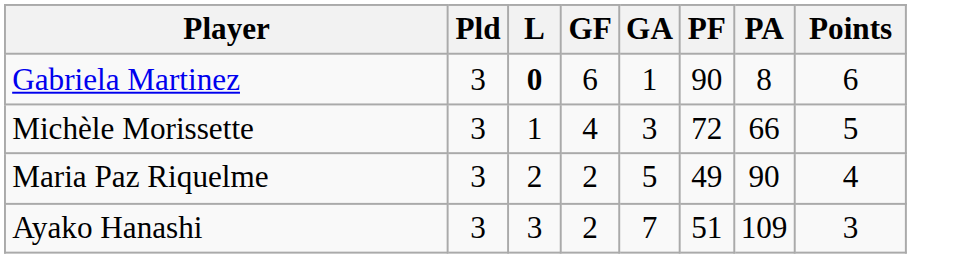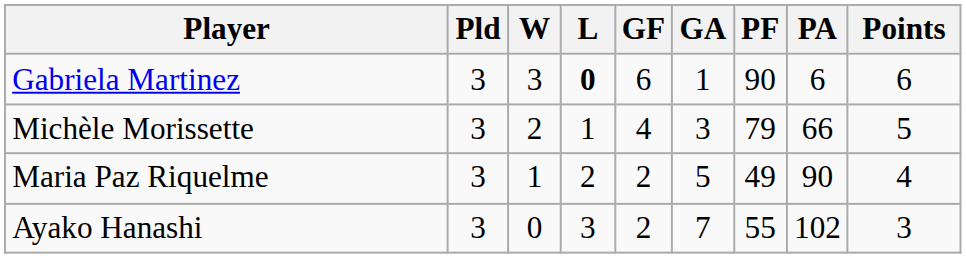+ column: (535, 29)
(764, 78) 8 -> (817, 78) 6
(707, 128) 72 -> (760, 128) 79
(707, 227) 51 -> (760, 227) 55
(764, 227) 109 -> (817, 227) 102
